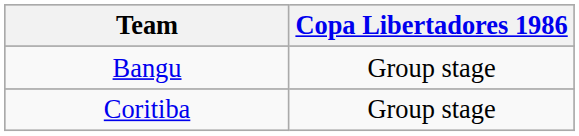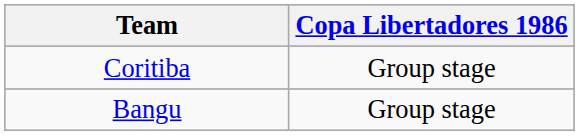rows swapped: (147, 67) <-> (147, 109)
